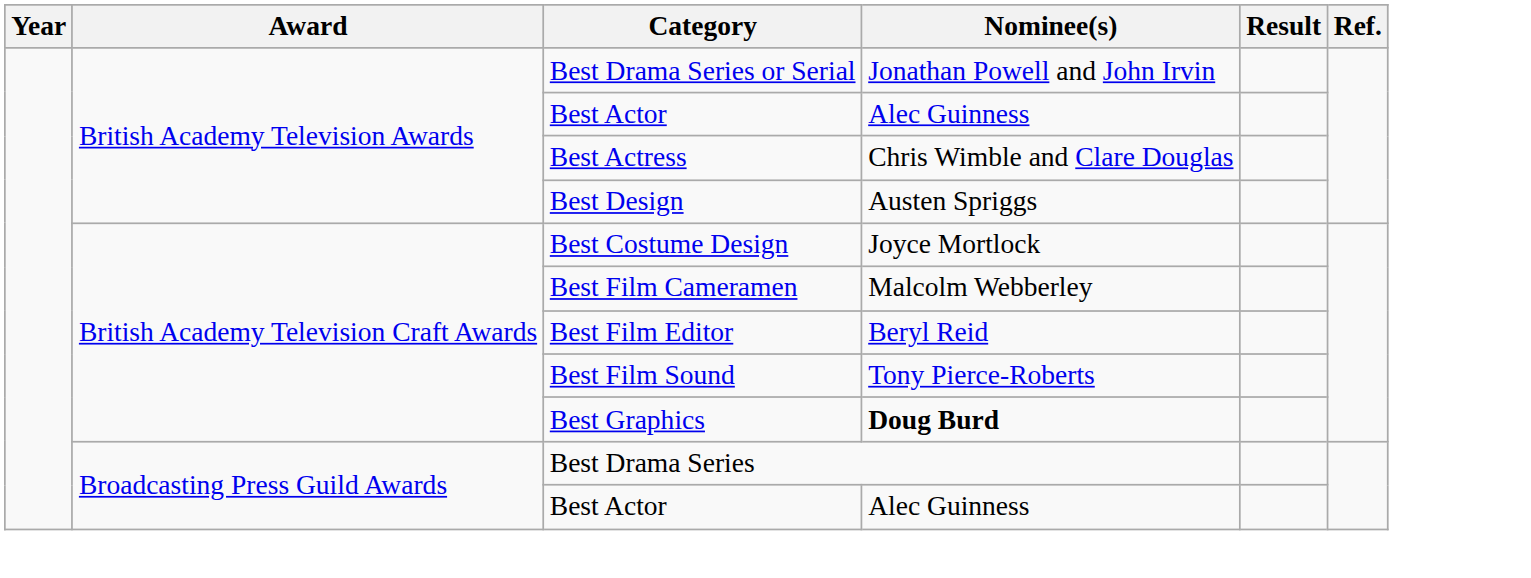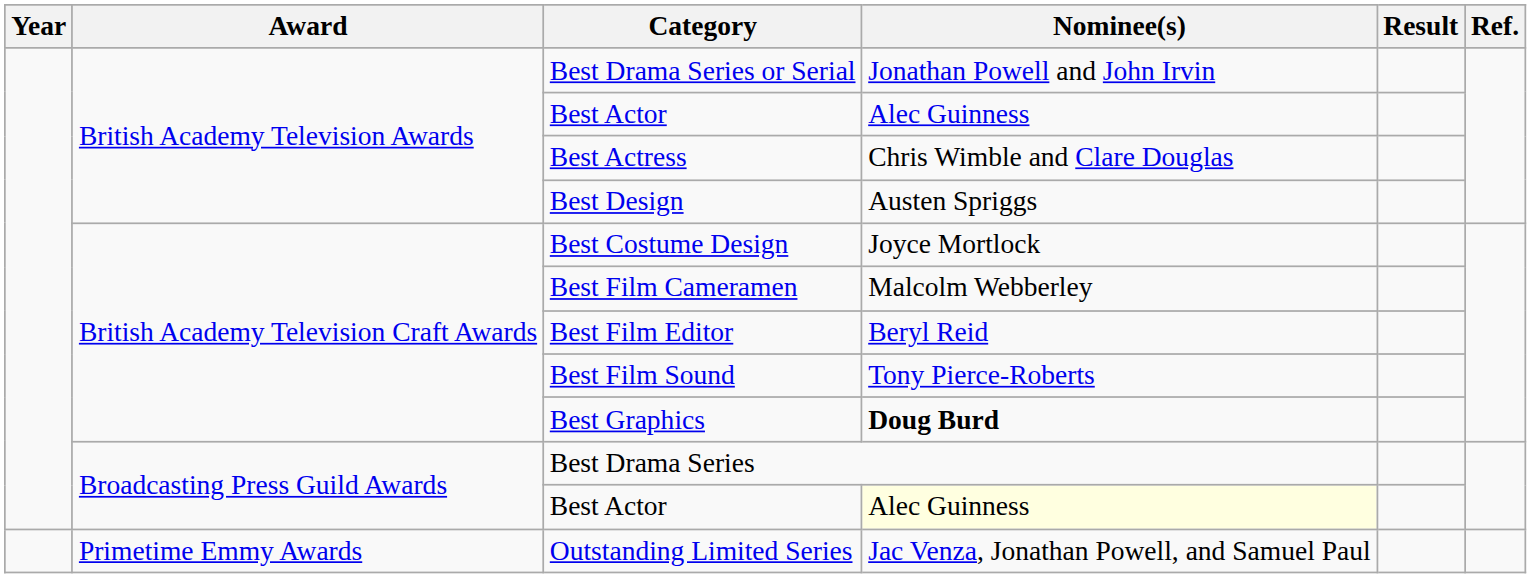(949, 506) no background -> (949, 506) lightyellow background
+ row: (221, 550)
